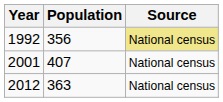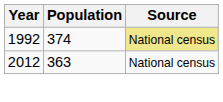(59, 39) 356 -> (59, 39) 374
- row: (24, 62)
